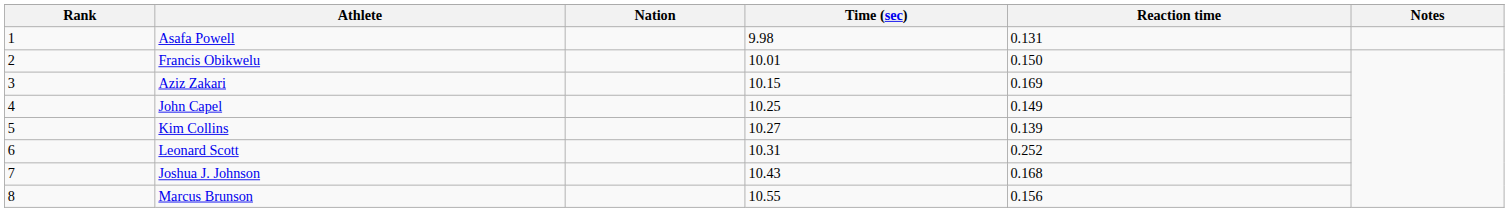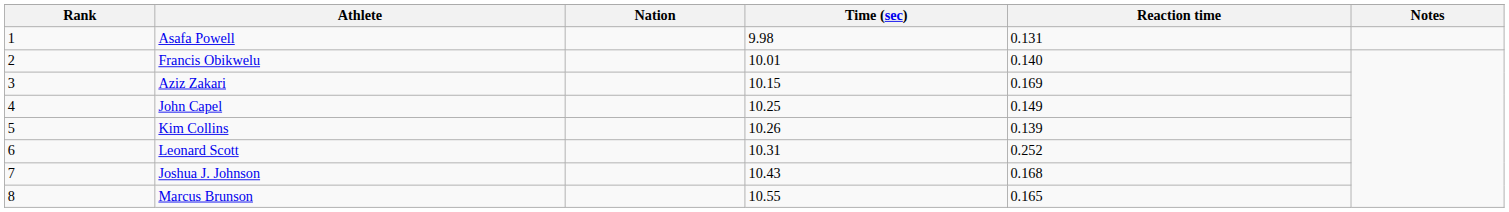(1026, 60) 0.150 -> (1026, 60) 0.140
(765, 128) 10.27 -> (765, 128) 10.26
(1026, 196) 0.156 -> (1026, 196) 0.165
